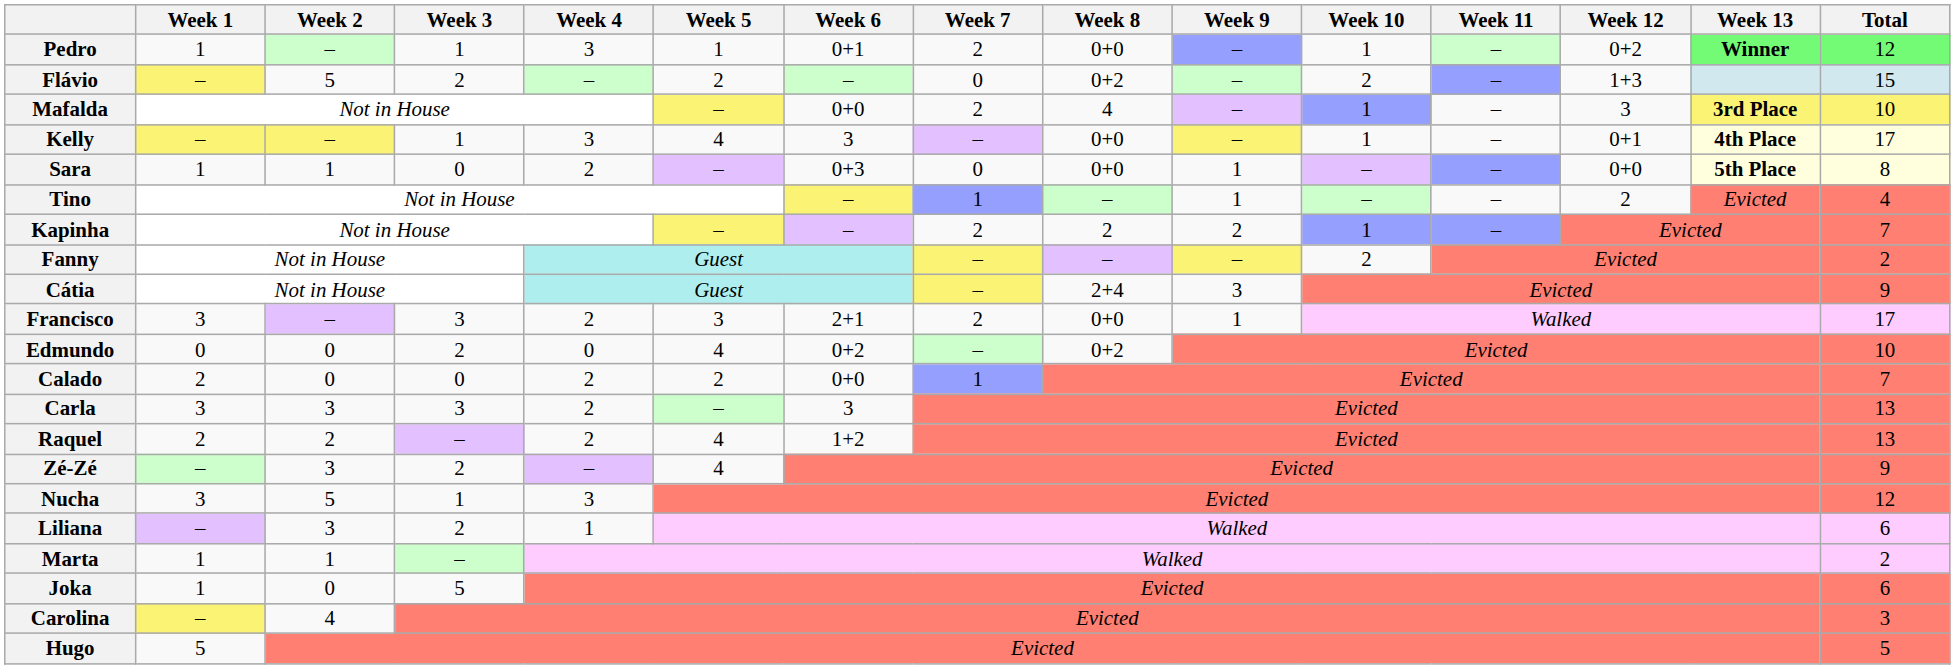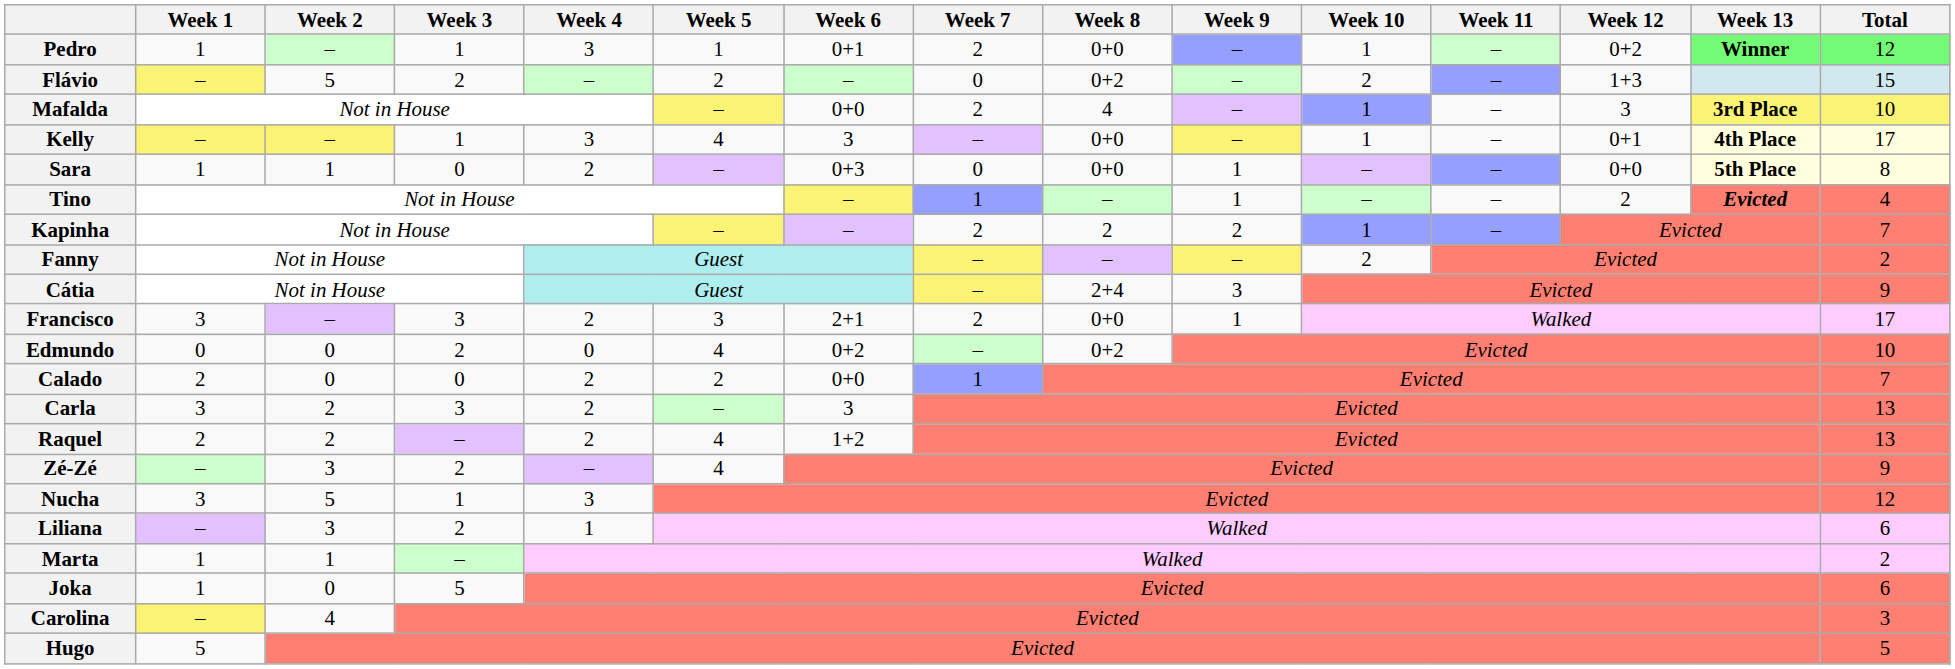(1755, 199) normal -> (1755, 199) bold
(330, 408) 3 -> (330, 408) 2
